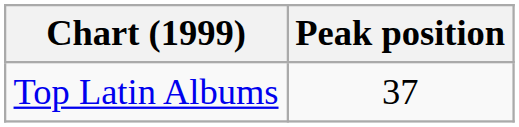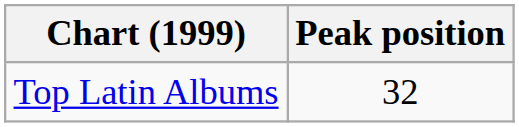(400, 91) 37 -> (400, 91) 32
